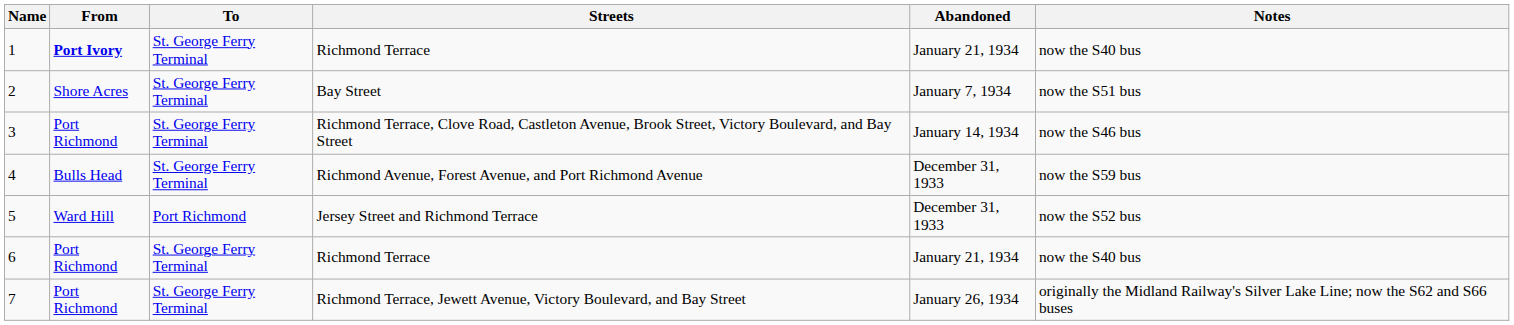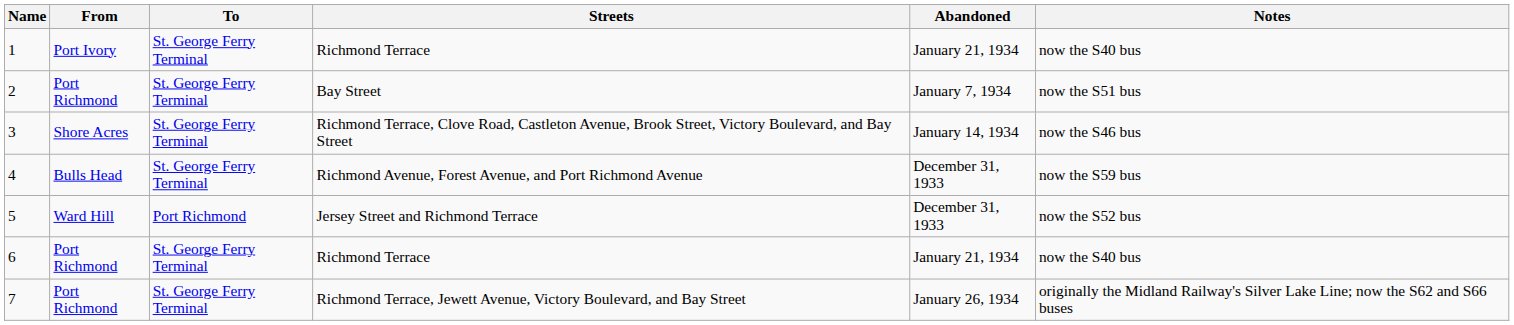(88, 49) bold -> (85, 49) normal
(91, 91) Shore Acres -> (85, 91) Port Richmond
(85, 132) Port Richmond -> (91, 132) Shore Acres
